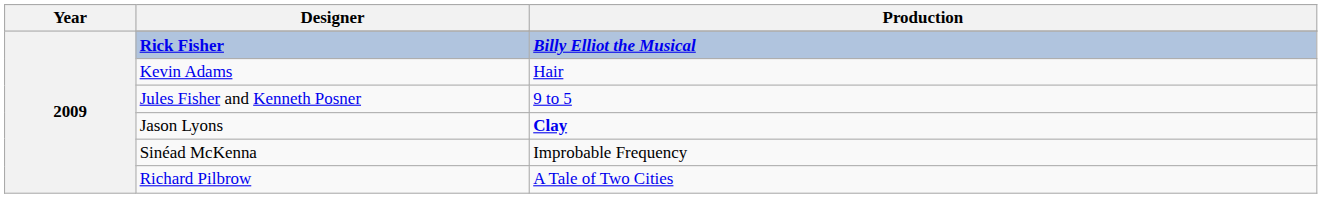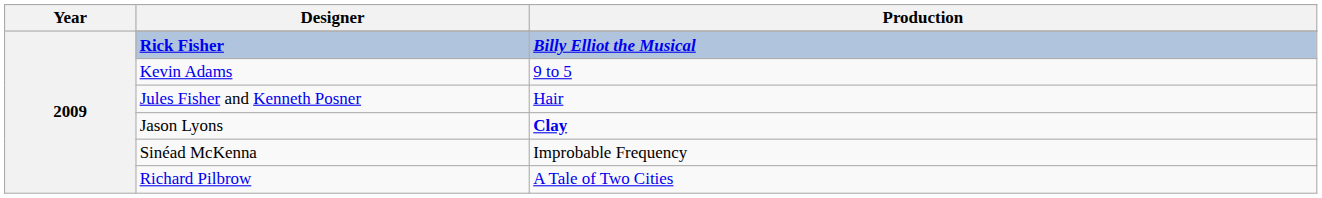(548, 71) Hair -> (553, 71) 9 to 5
(553, 98) 9 to 5 -> (548, 98) Hair
